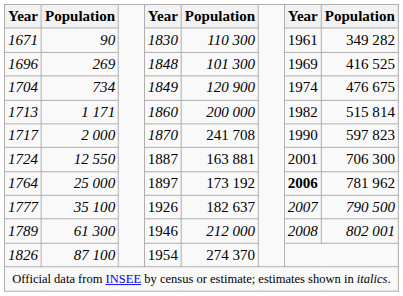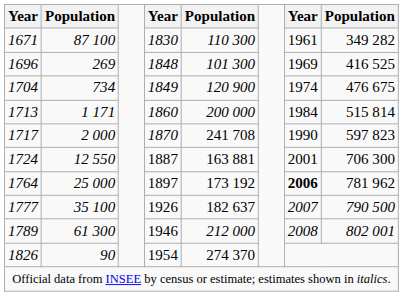(108, 40) 90 -> (94, 40) 87 100
(303, 111) 1982 -> (303, 111) 1984
(94, 254) 87 100 -> (108, 254) 90
